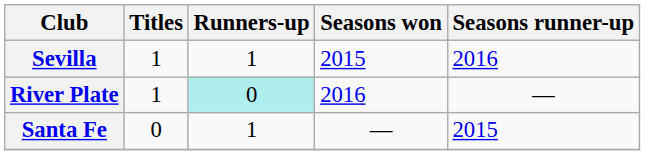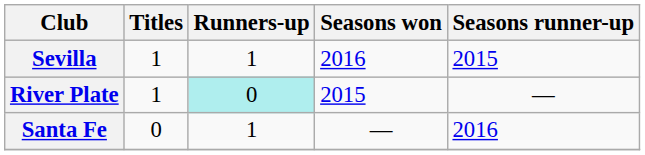(343, 58) 2015 -> (343, 58) 2016
(475, 58) 2016 -> (475, 58) 2015
(343, 94) 2016 -> (343, 94) 2015
(475, 130) 2015 -> (475, 130) 2016
